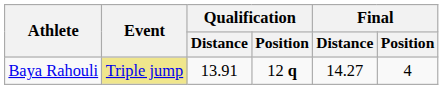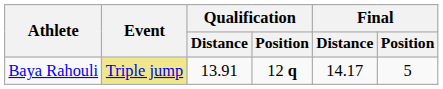(345, 71) 14.27 -> (345, 71) 14.17
(407, 71) 4 -> (407, 71) 5
